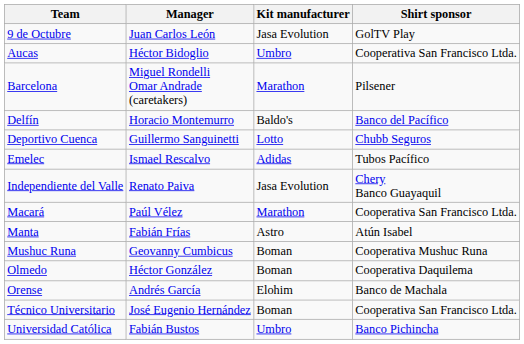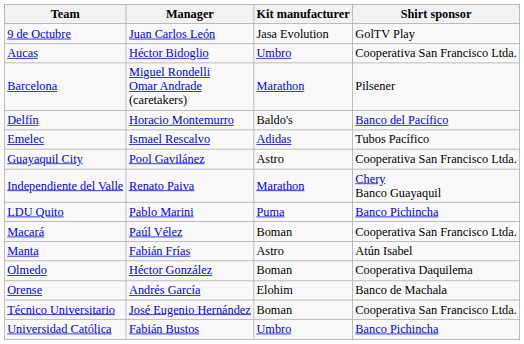- row: (52, 139)
+ row: (45, 159)
(293, 185) Jasa Evolution -> (280, 185) Marathon
+ row: (35, 212)
(280, 212) Marathon -> (274, 231) Boman
- row: (42, 251)
